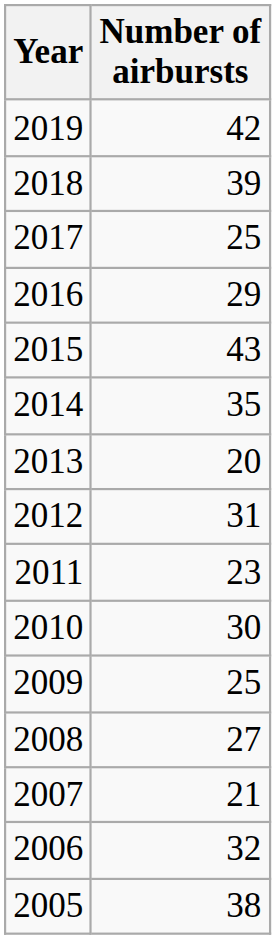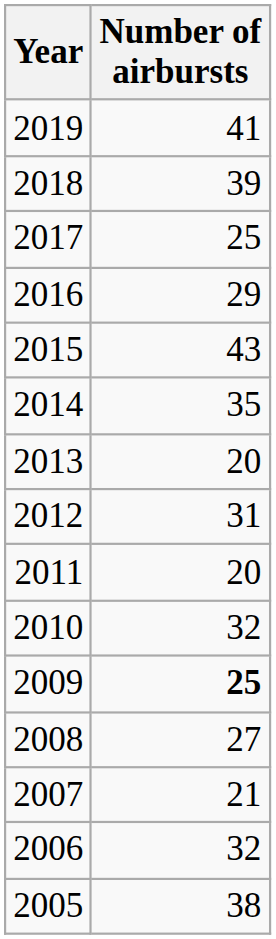(244, 127) 42 -> (244, 127) 41
(244, 571) 23 -> (244, 571) 20
(244, 627) 30 -> (244, 627) 32
(244, 682) normal -> (244, 682) bold
